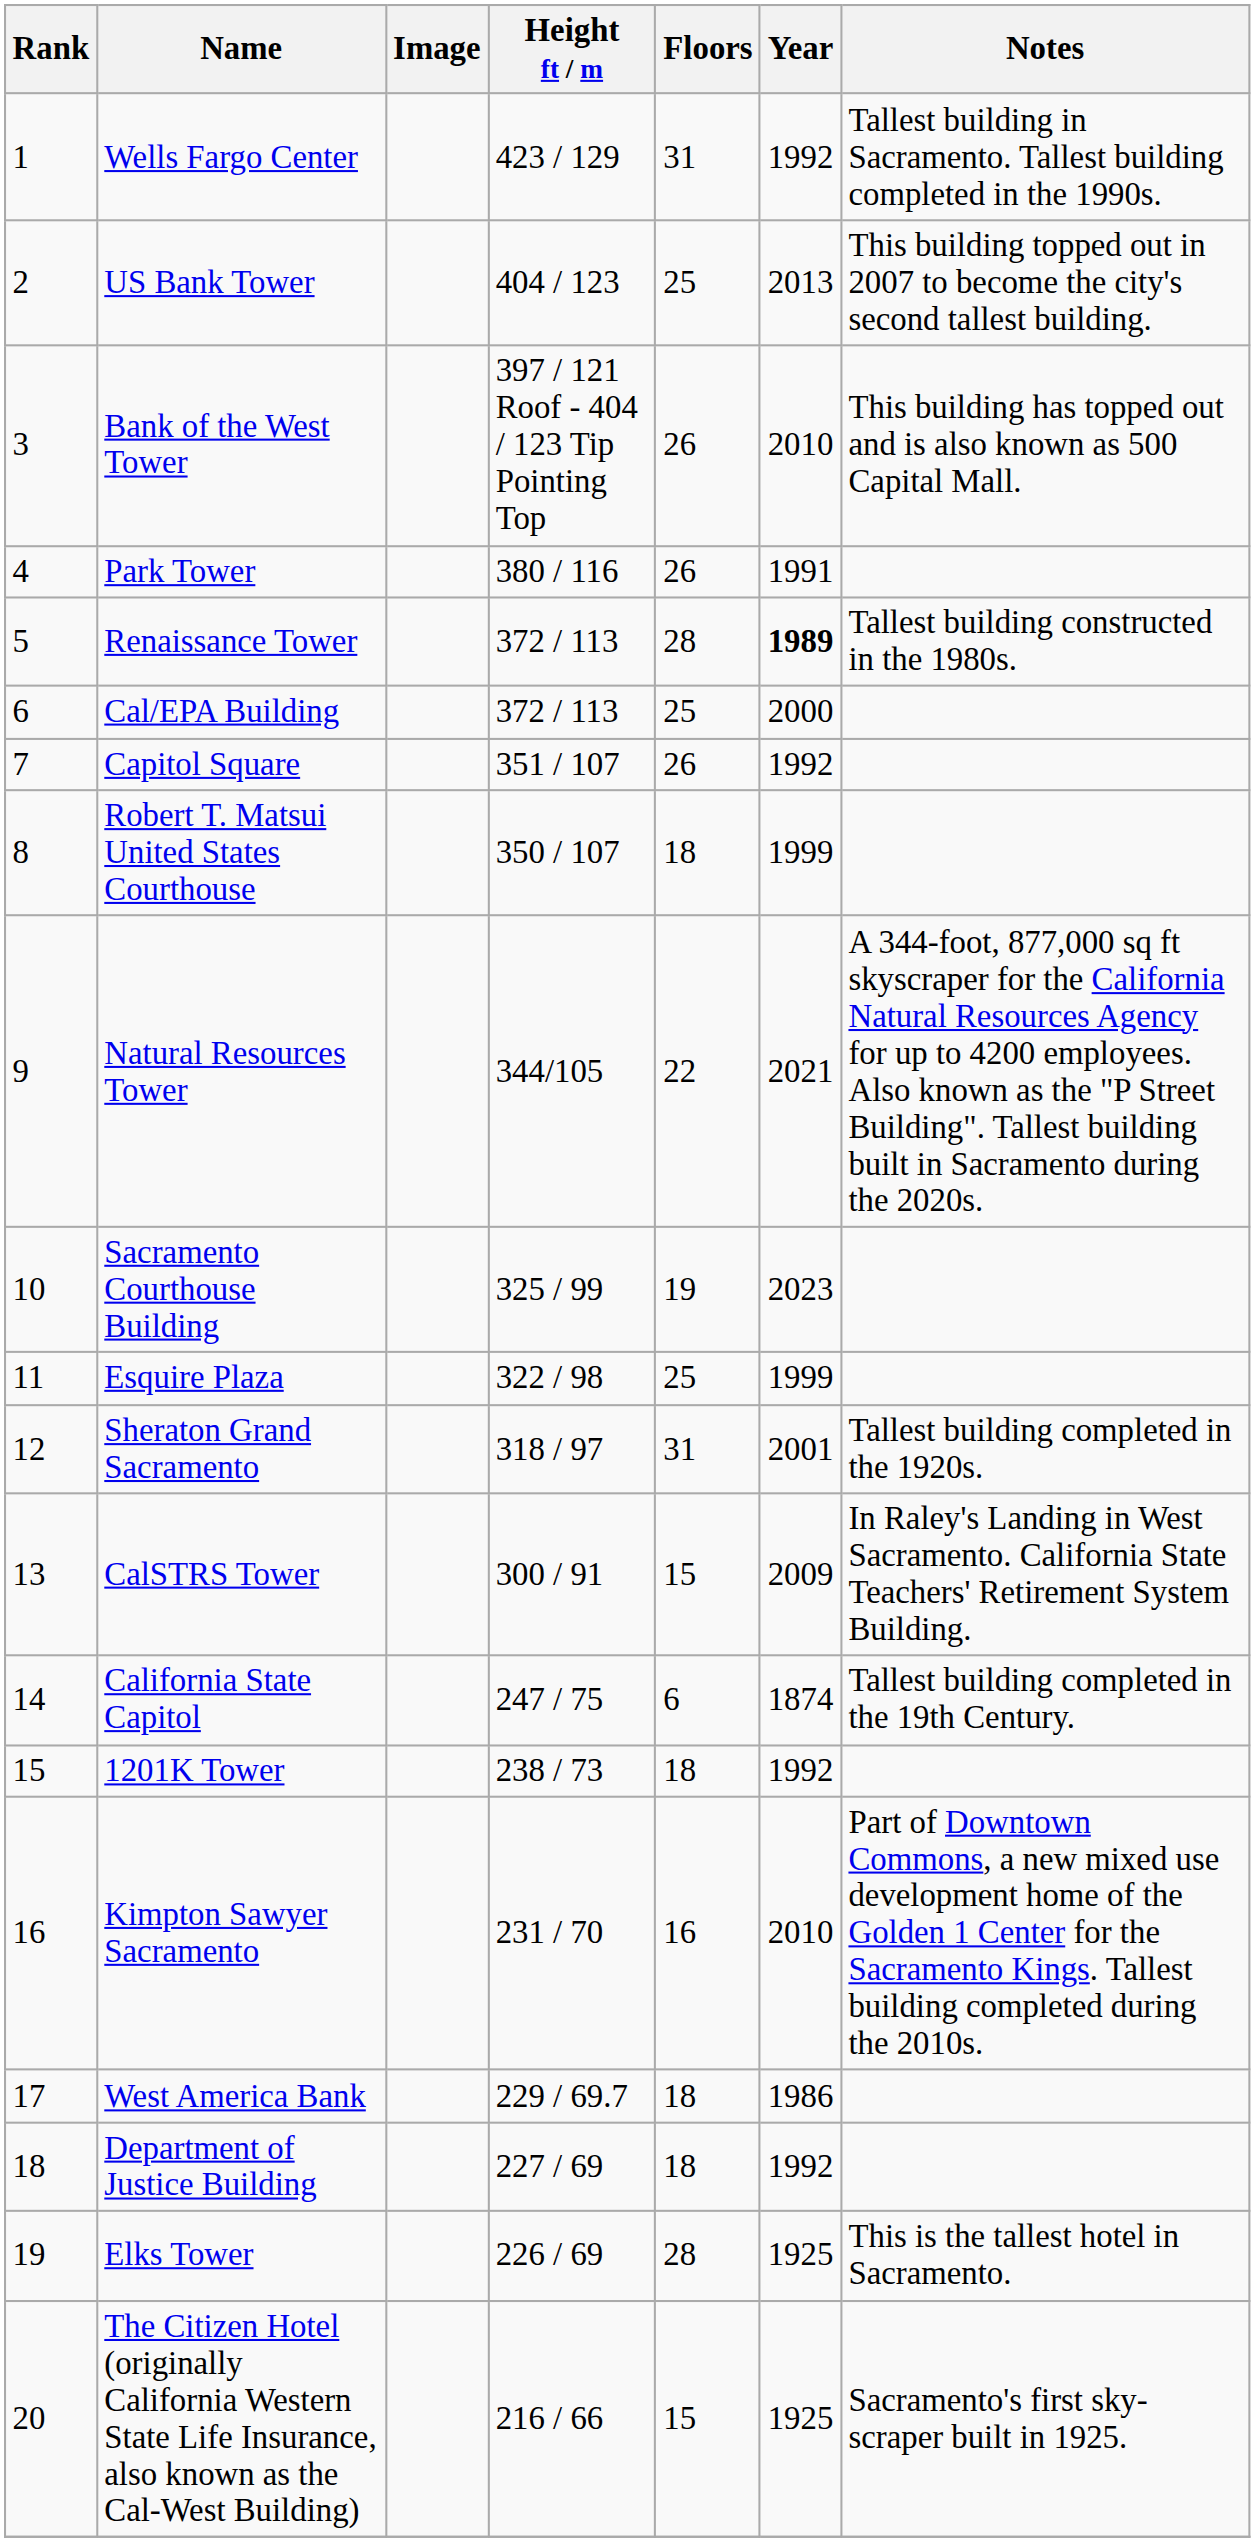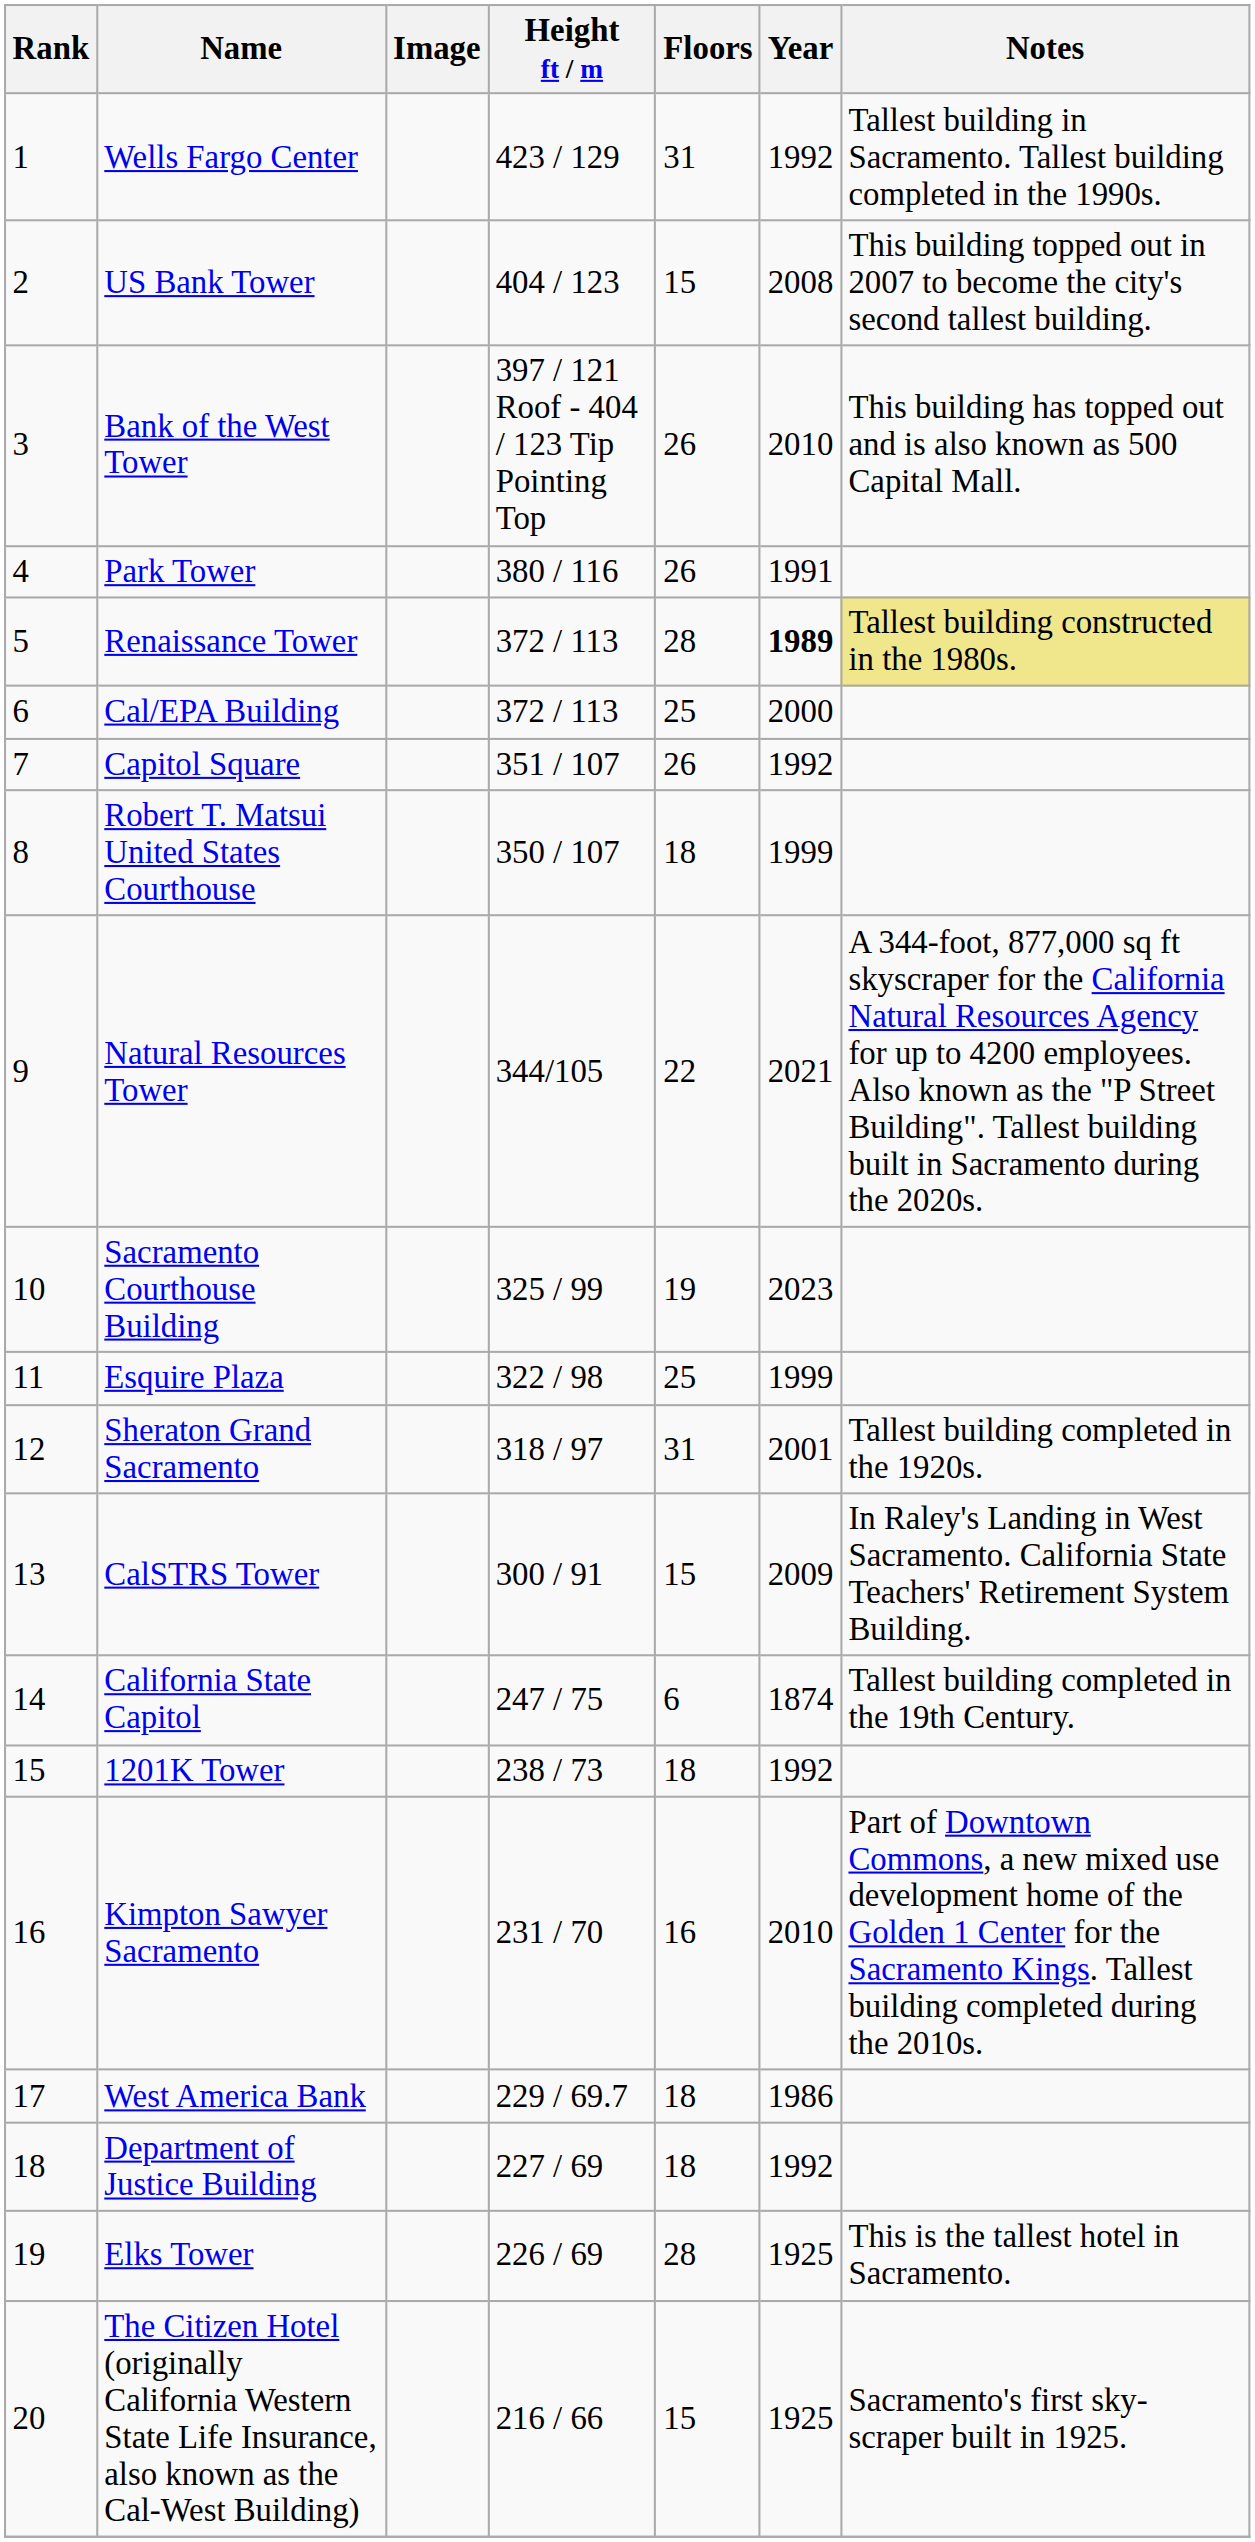(680, 282) 25 -> (680, 282) 15
(801, 282) 2013 -> (801, 282) 2008
(1030, 641) no background -> (1030, 641) khaki background
